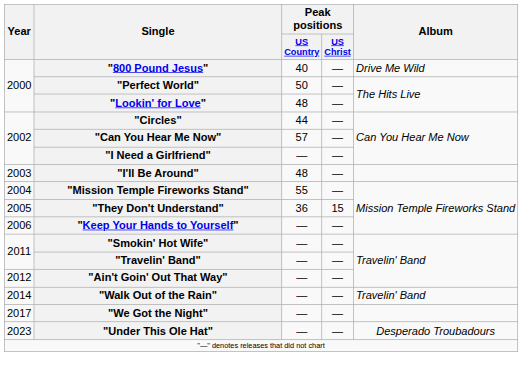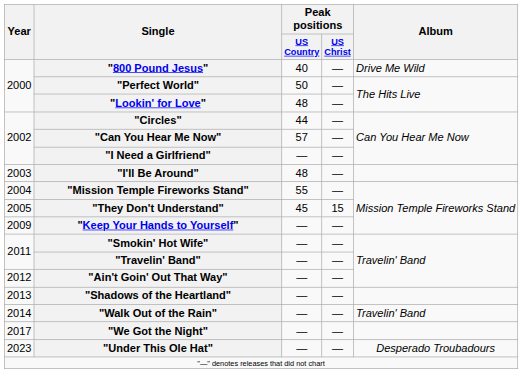(302, 208) 36 -> (302, 208) 45
(19, 225) 2006 -> (19, 225) 2009
+ row: (158, 295)
